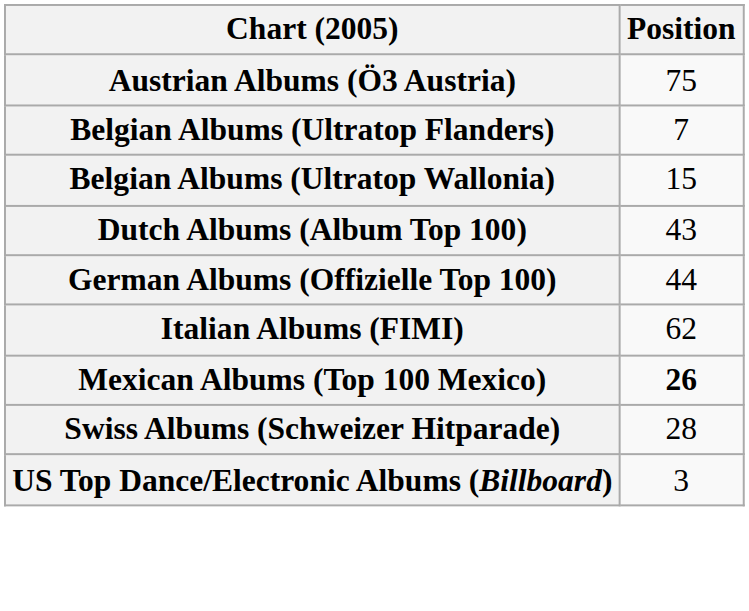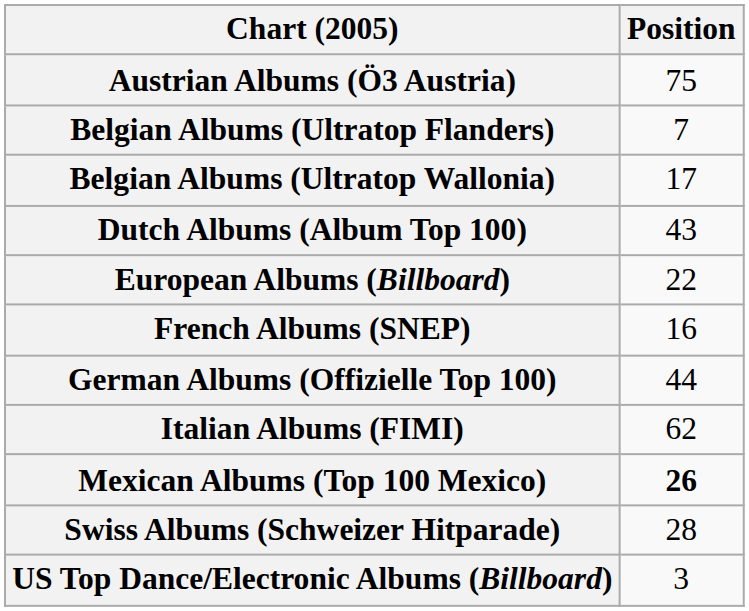(681, 179) 15 -> (681, 179) 17
+ row: (312, 279)
+ row: (312, 329)
